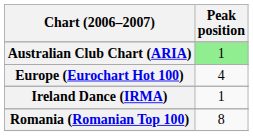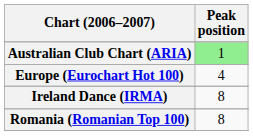(221, 97) 1 -> (221, 97) 8
